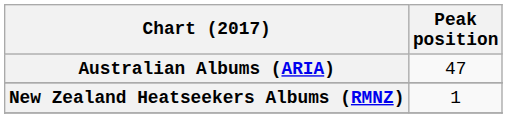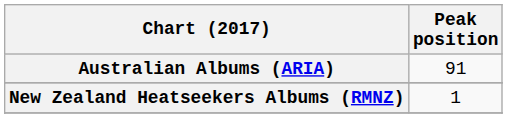(456, 69) 47 -> (456, 69) 91
